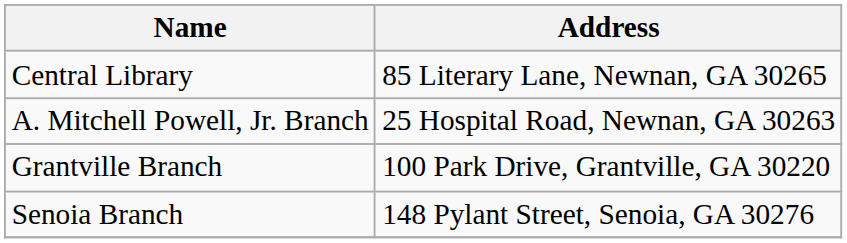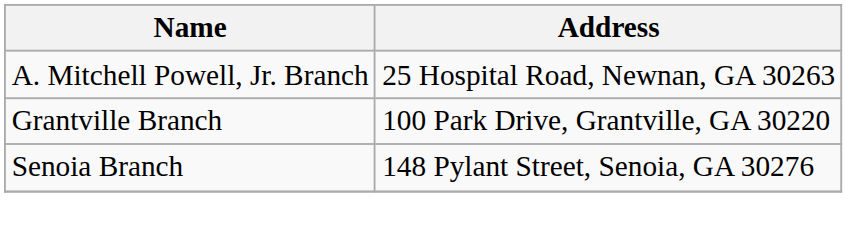- row: (102, 74)
